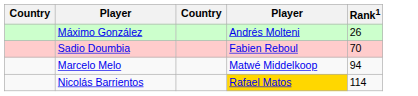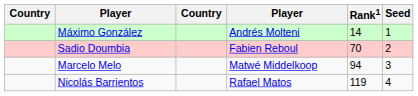+ column: (398, 14)
(356, 32) 26 -> (356, 32) 14
(260, 82) gold background -> (260, 82) no background
(358, 82) 114 -> (358, 82) 119
